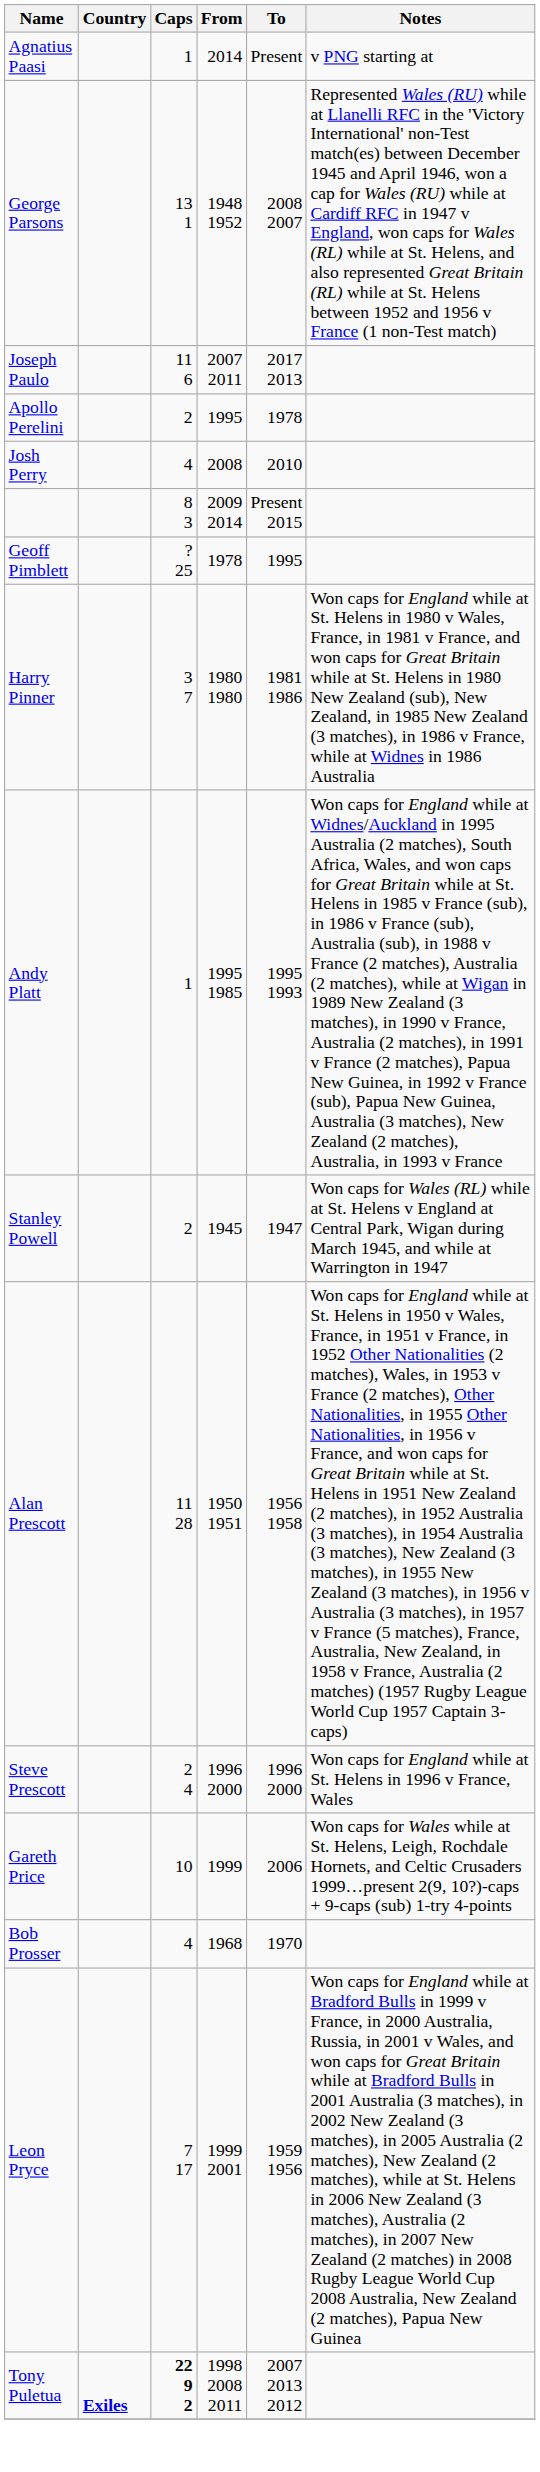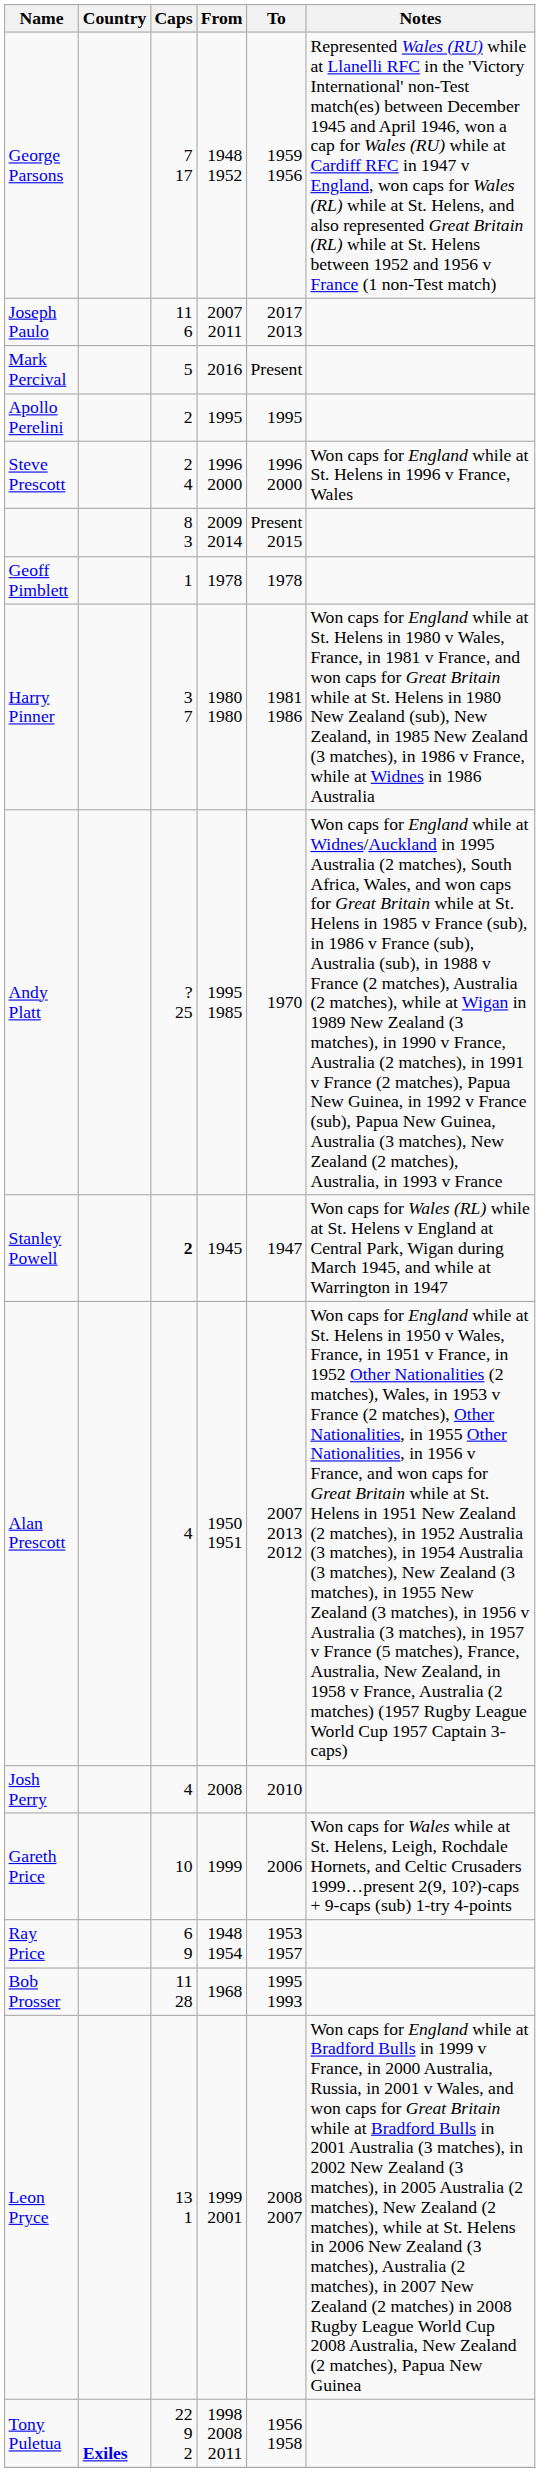- row: (40, 56)
(184, 212) 13 1 -> (184, 165) 7 17
(285, 212) 2008 2007 -> (285, 165) 1959 1956
+ row: (37, 369)
(285, 417) 1978 -> (285, 417) 1995
rows swapped: (28, 464) <-> (37, 1779)
(184, 560) ? 25 -> (188, 580) 1
(285, 560) 1995 -> (285, 580) 1978
(188, 982) 1 -> (184, 1002) ? 25
(285, 982) 1995 1993 -> (285, 1002) 1970
(188, 1228) normal -> (188, 1247) bold
(184, 1513) 11 28 -> (188, 1533) 4
(285, 1513) 1956 1958 -> (285, 1533) 2007 2013 2012
+ row: (27, 1943)
(188, 1943) 4 -> (184, 1991) 11 28
(285, 1943) 1970 -> (285, 1991) 1995 1993
(184, 2159) 7 17 -> (184, 2207) 13 1
(285, 2159) 1959 1956 -> (285, 2207) 2008 2007
(184, 2385) bold -> (184, 2433) normal
(285, 2385) 2007 2013 2012 -> (285, 2433) 1956 1958
